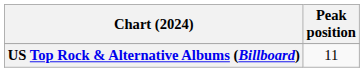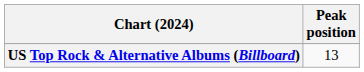(331, 55) 11 -> (331, 55) 13
